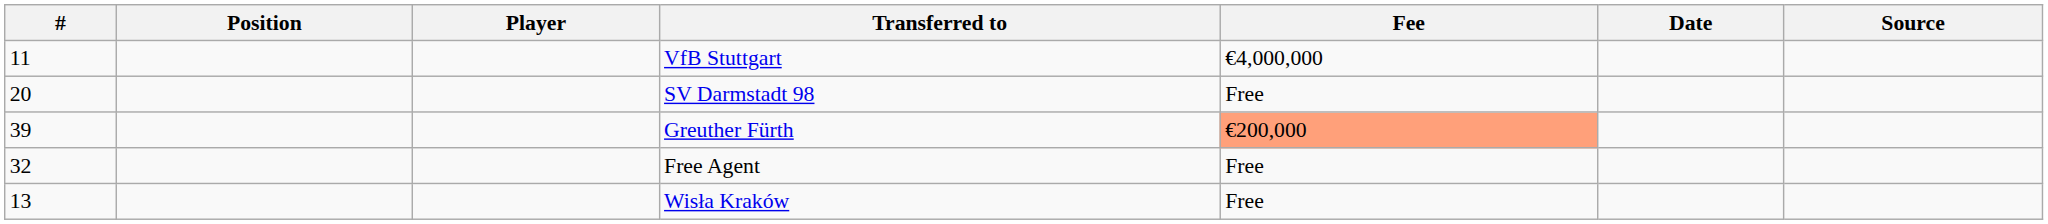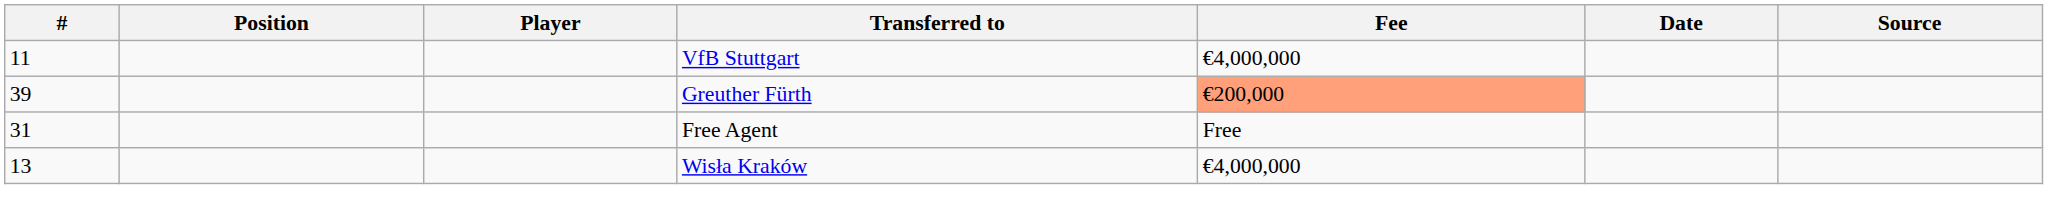- row: (739, 94)
(21, 165) 32 -> (21, 130) 31
(1245, 201) Free -> (1252, 165) €4,000,000
